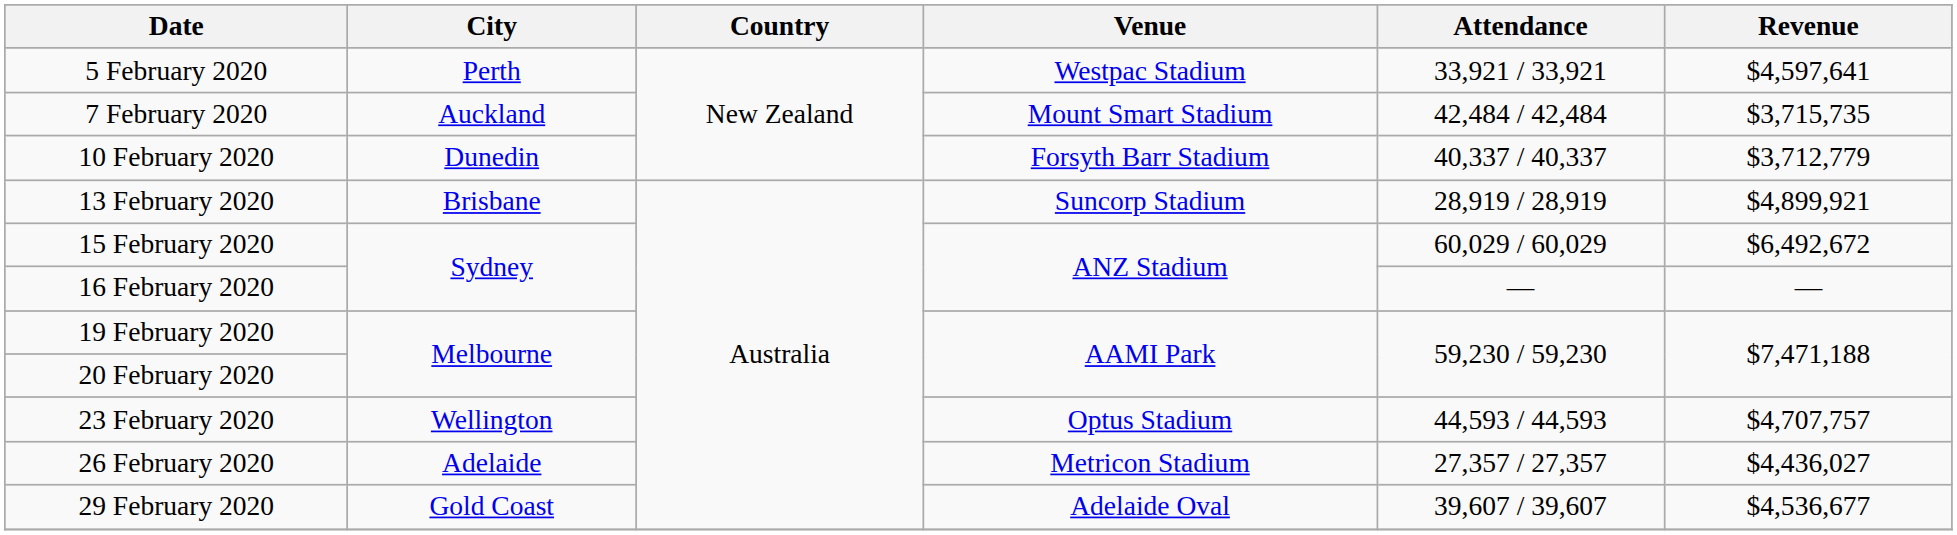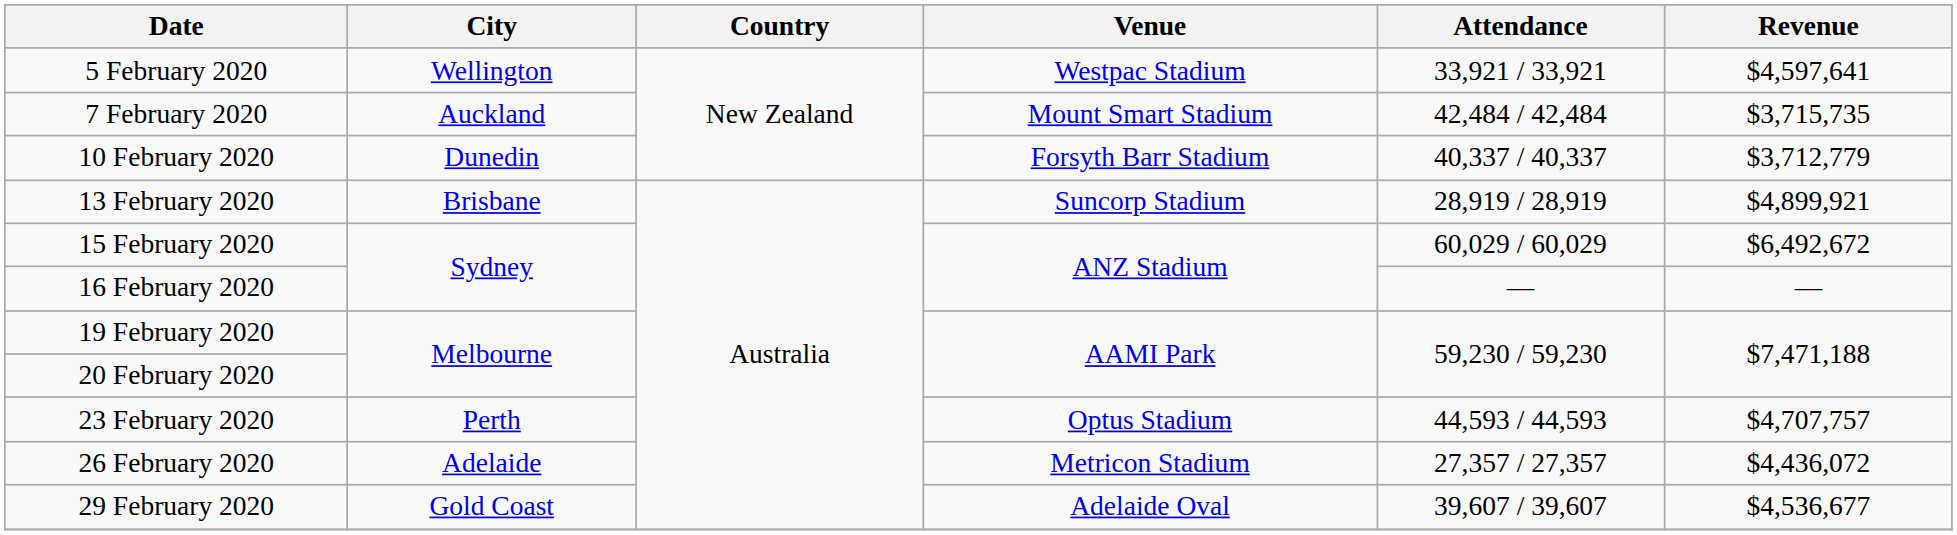(492, 69) Perth -> (492, 69) Wellington
(492, 419) Wellington -> (492, 419) Perth
(1808, 462) $4,436,027 -> (1808, 462) $4,436,072
